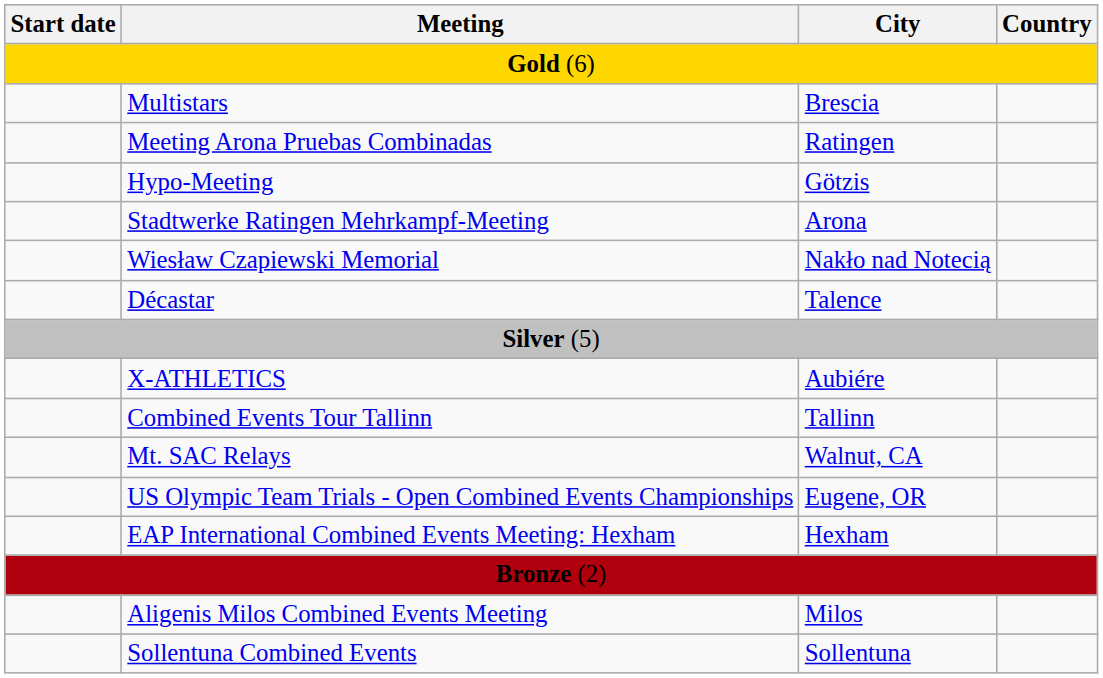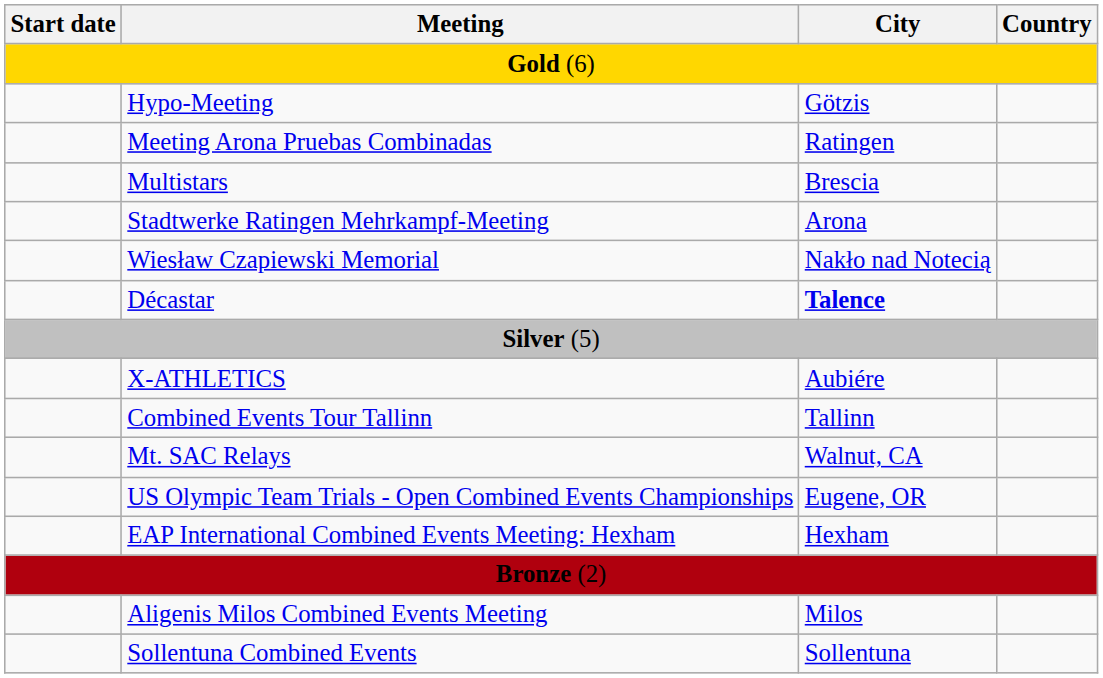rows swapped: (178, 102) <-> (200, 181)
(843, 299) normal -> (845, 299) bold
